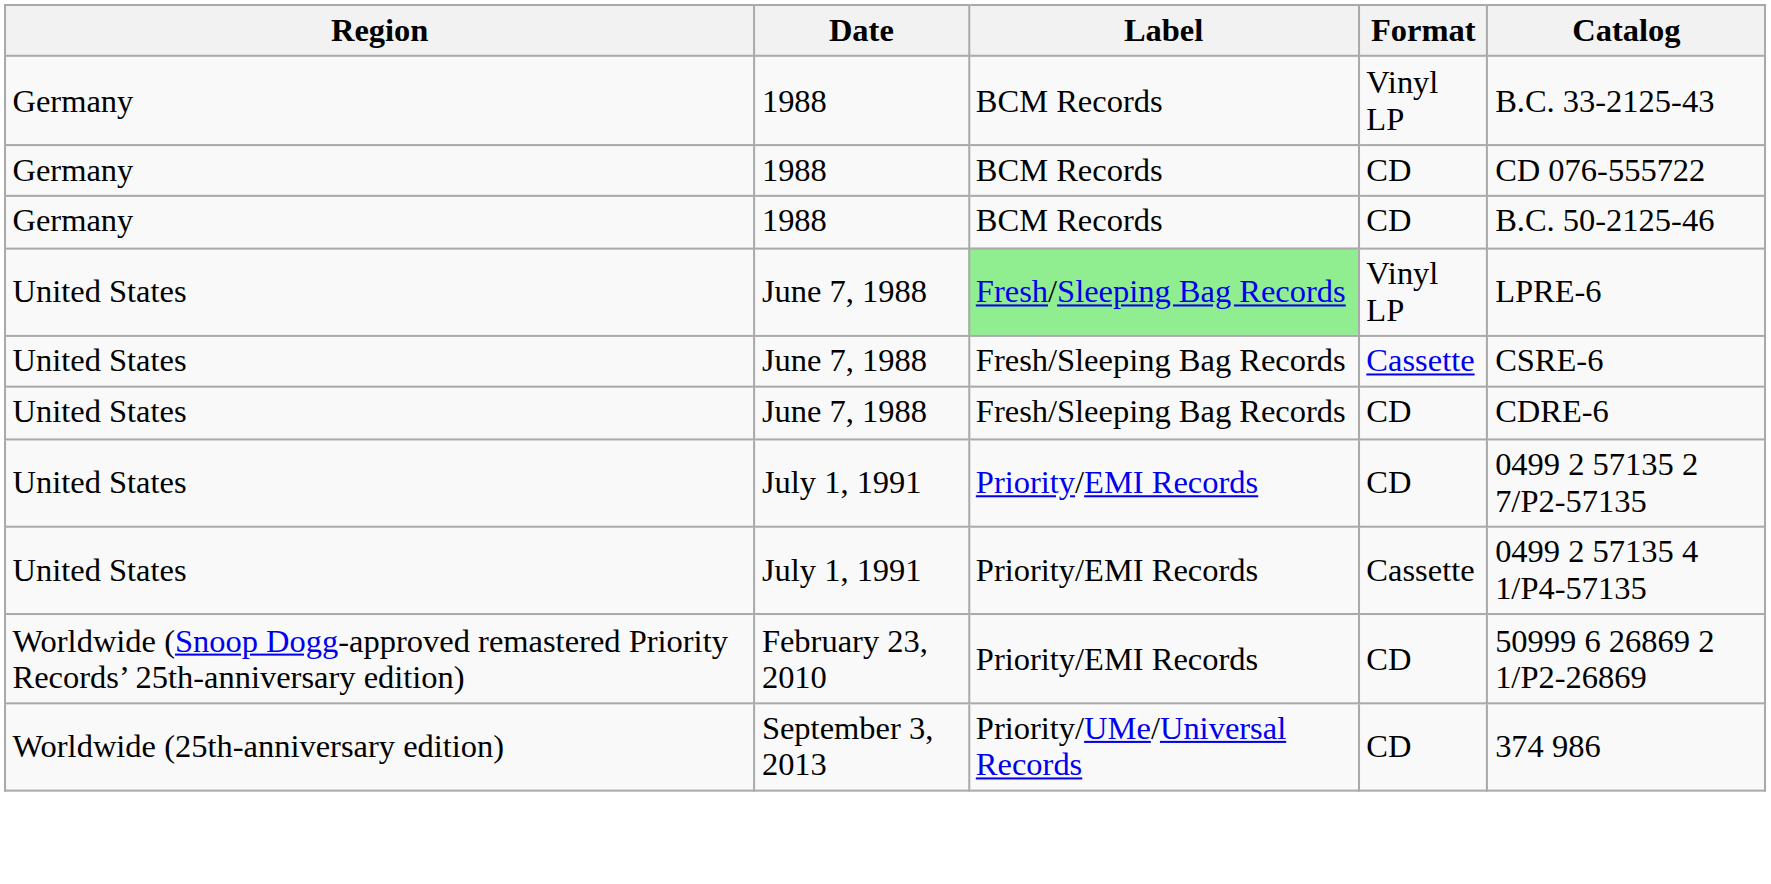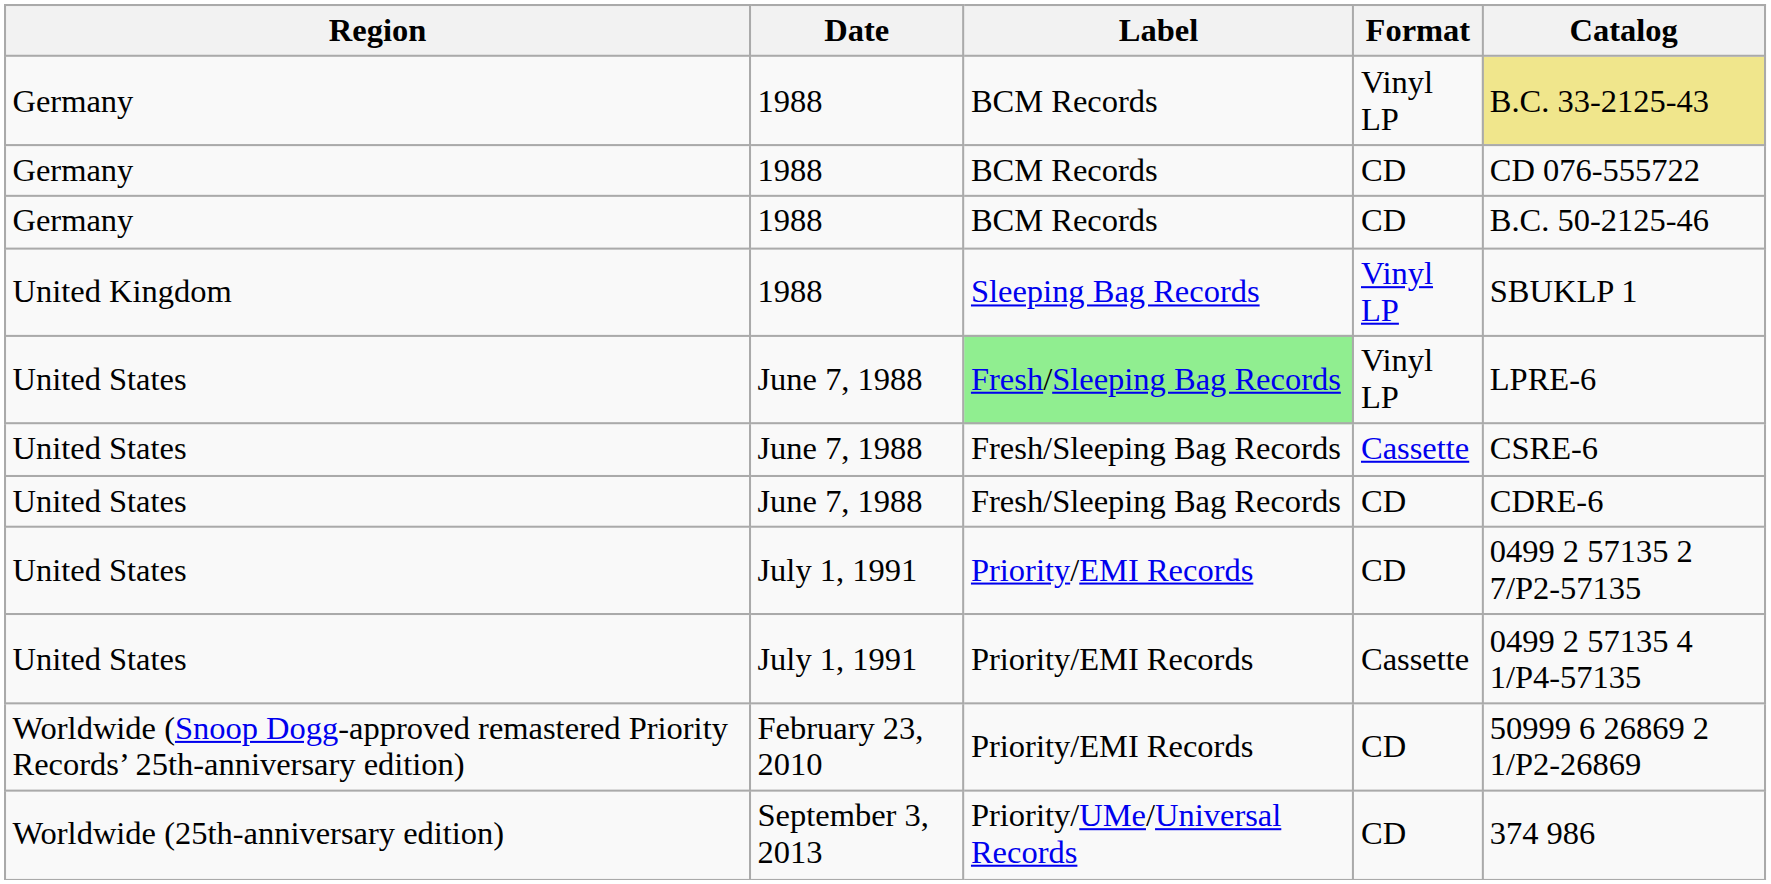(1605, 100) no background -> (1599, 100) khaki background
+ row: (122, 291)
